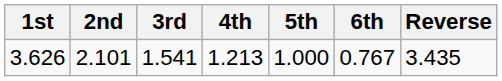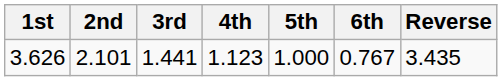(169, 57) 1.541 -> (169, 57) 1.441
(235, 57) 1.213 -> (235, 57) 1.123
